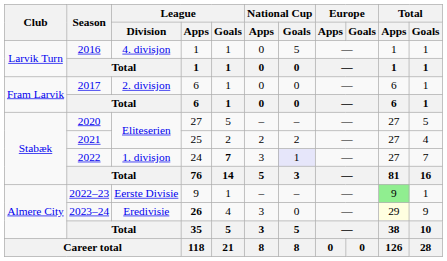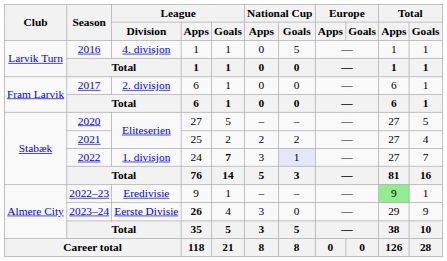(146, 193) Eerste Divisie -> (146, 193) Eredivisie
(146, 211) Eredivisie -> (146, 211) Eerste Divisie
(394, 211) lightyellow background -> (394, 211) no background
